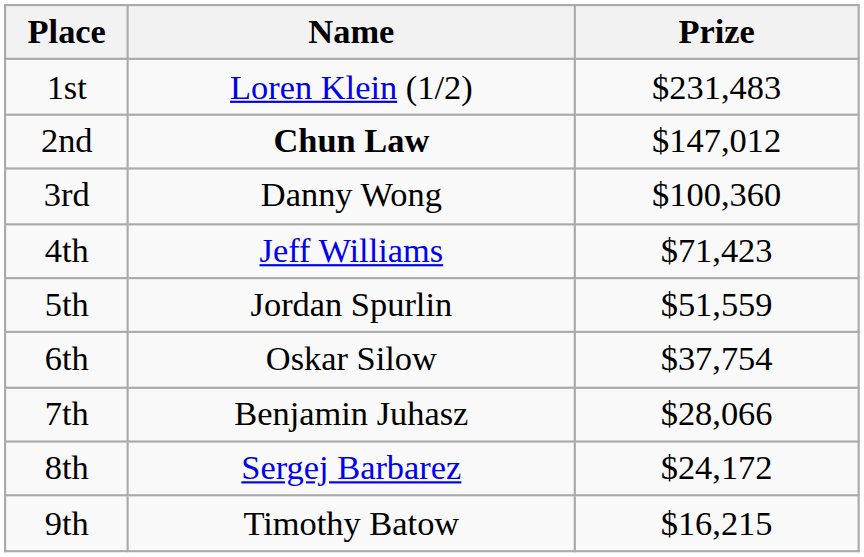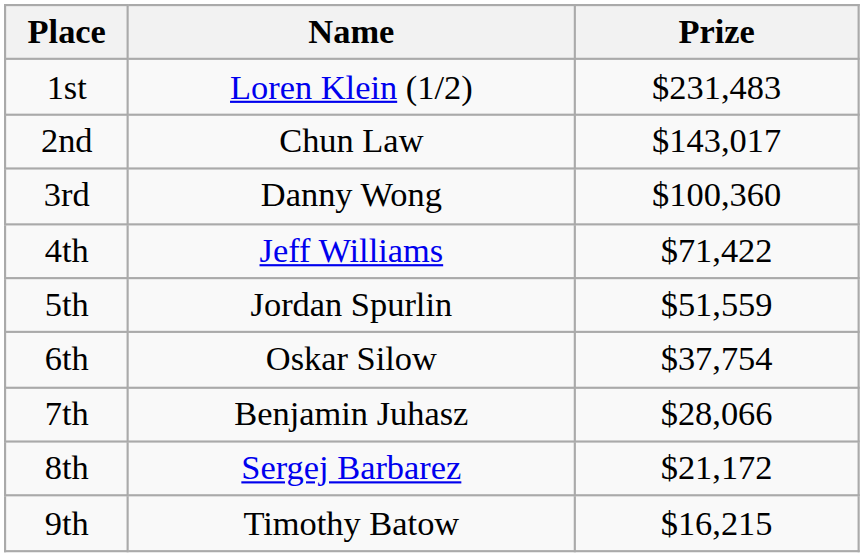(351, 140) bold -> (351, 140) normal
(717, 140) $147,012 -> (717, 140) $143,017
(717, 250) $71,423 -> (717, 250) $71,422
(717, 468) $24,172 -> (717, 468) $21,172
